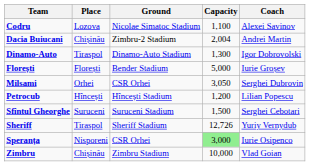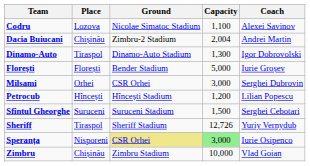(221, 83) 3,050 -> (221, 83) 3,000
(131, 140) no background -> (131, 140) khaki background
